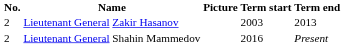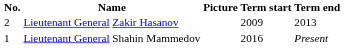(252, 22) 2003 -> (252, 22) 2009
(7, 38) 2 -> (7, 38) 1
